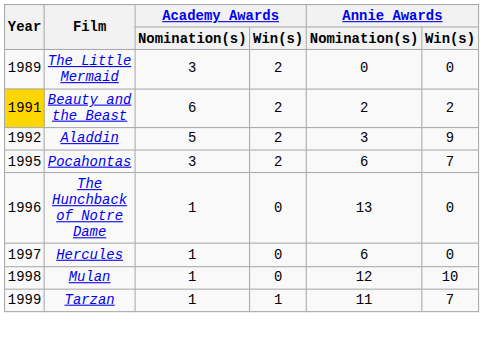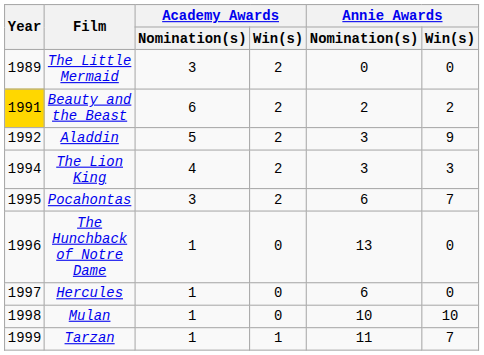+ row: (90, 169)
(364, 277) 12 -> (364, 316) 10
